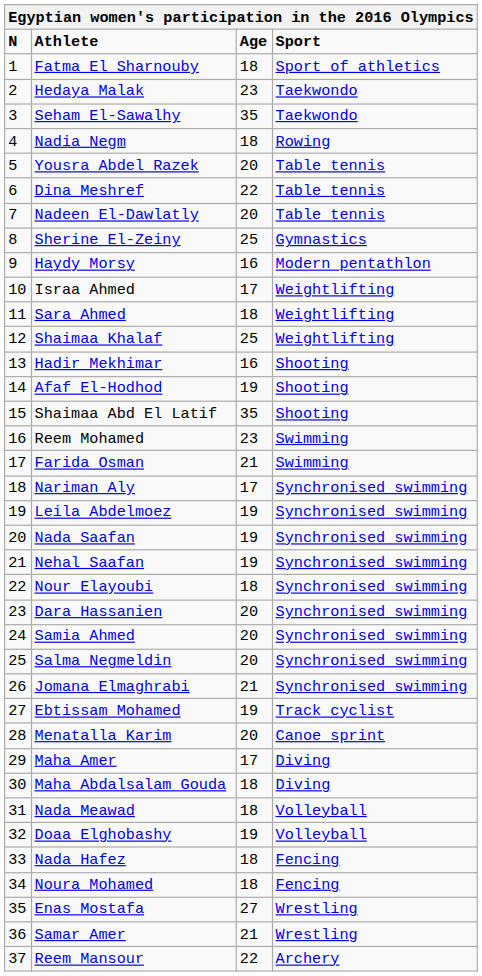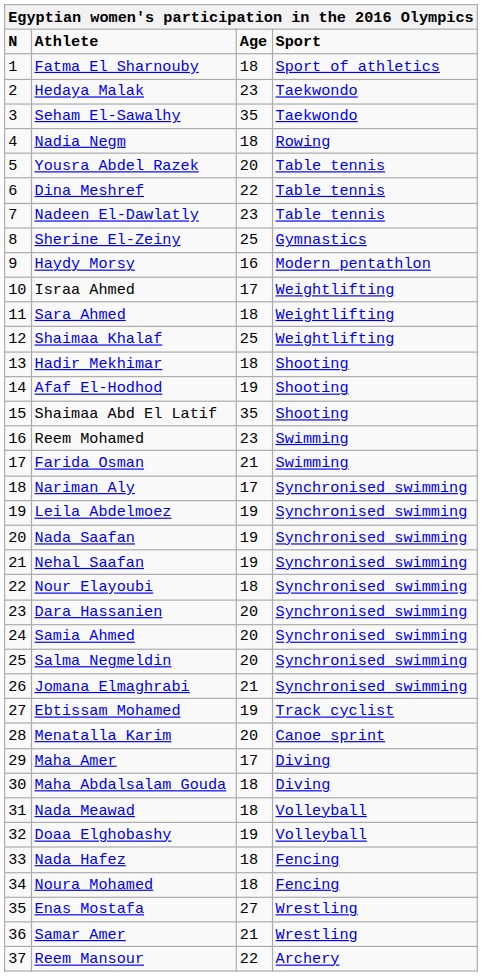(249, 215) 20 -> (249, 215) 23
(249, 364) 16 -> (249, 364) 18
